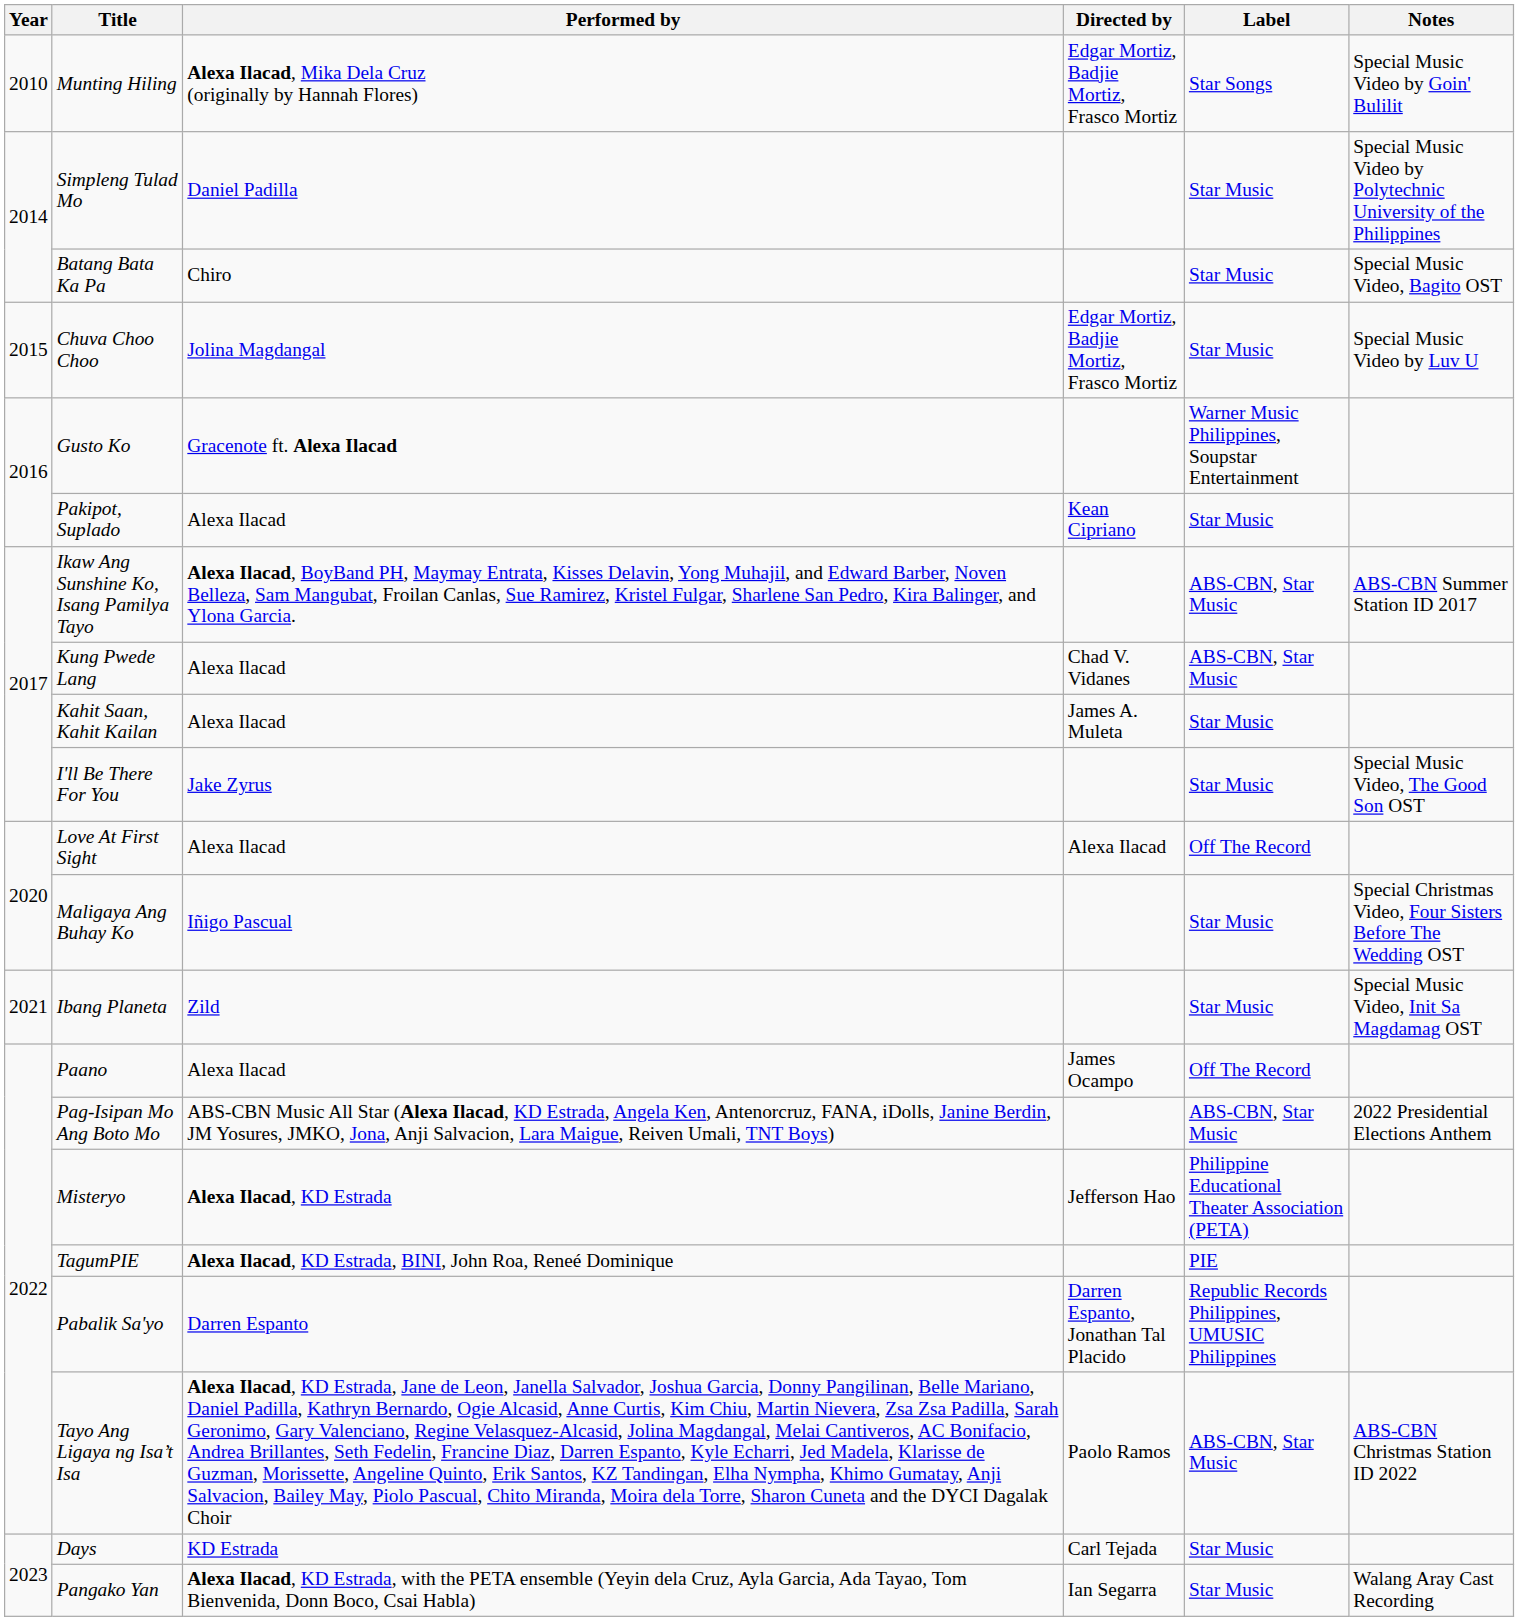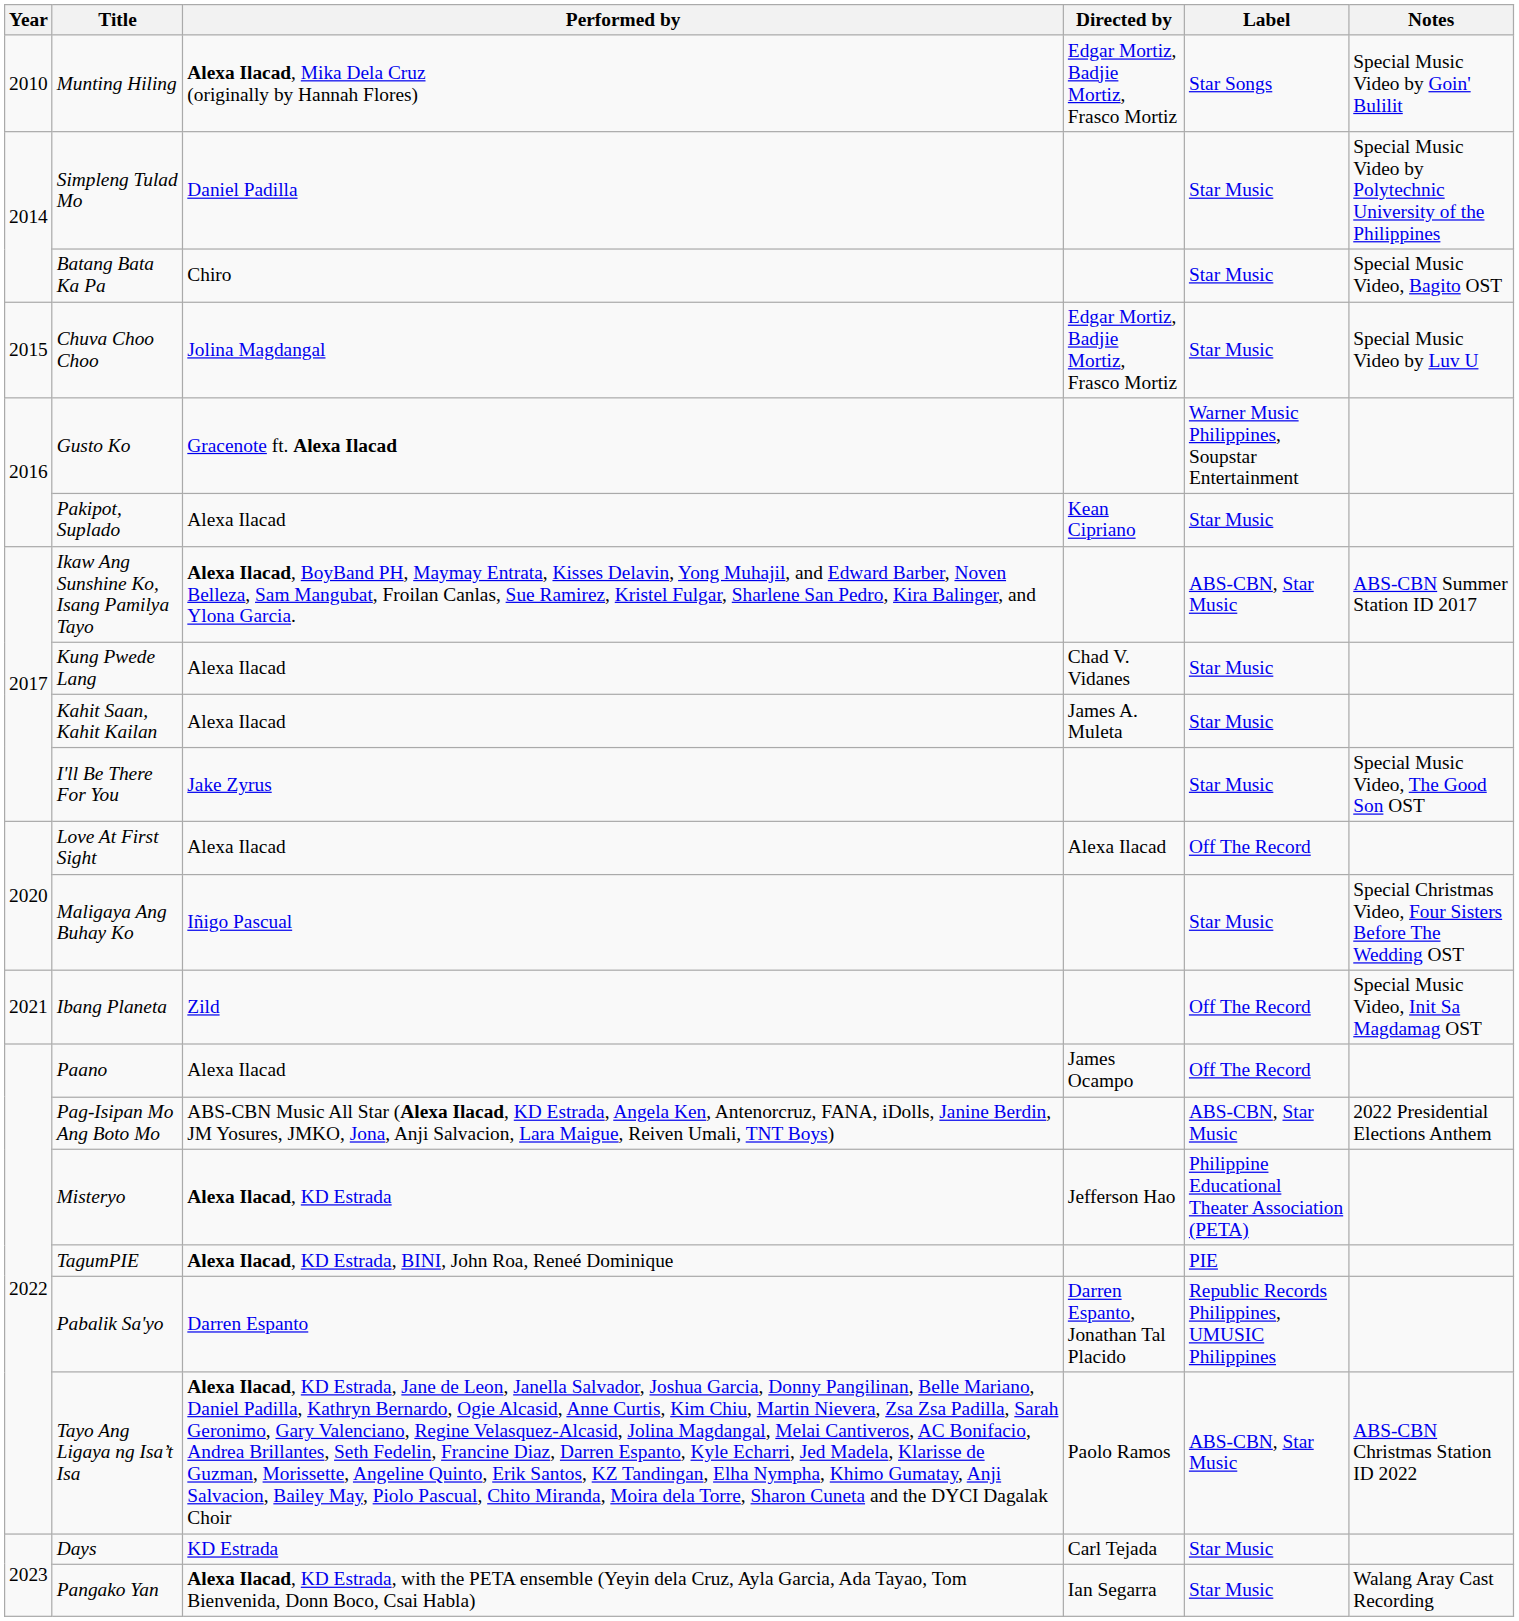(1251, 668) ABS-CBN, Star Music -> (1231, 668) Star Music
(1231, 1007) Star Music -> (1250, 1007) Off The Record
